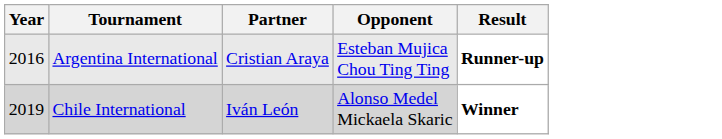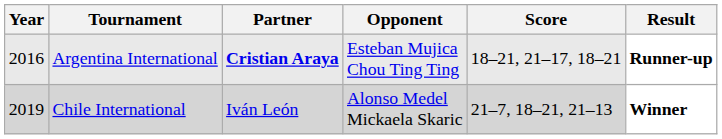+ column: (546, 19)
(277, 59) normal -> (282, 59) bold
